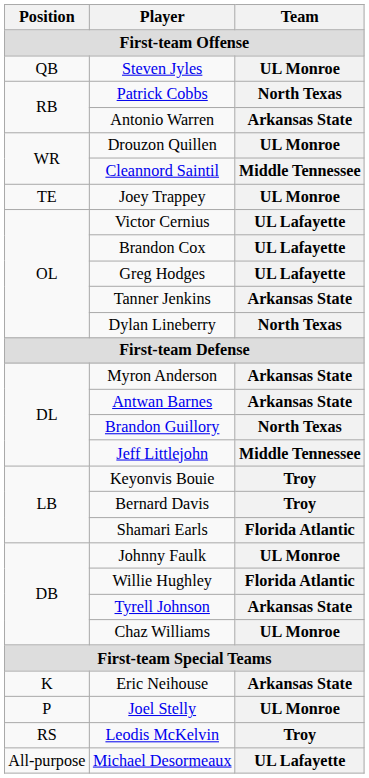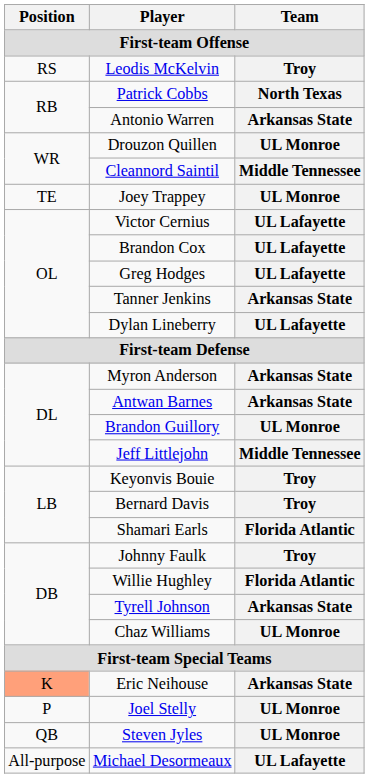rows swapped: (162, 68) <-> (162, 734)
(300, 324) North Texas -> (300, 324) UL Lafayette
(300, 427) North Texas -> (300, 427) UL Monroe
(300, 555) UL Monroe -> (300, 555) Troy
(47, 683) no background -> (47, 683) lightsalmon background
